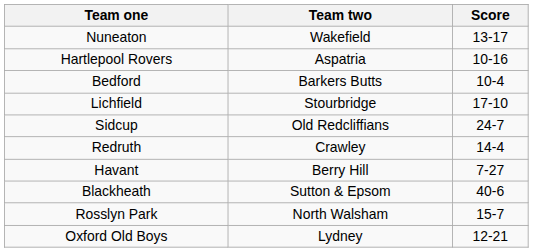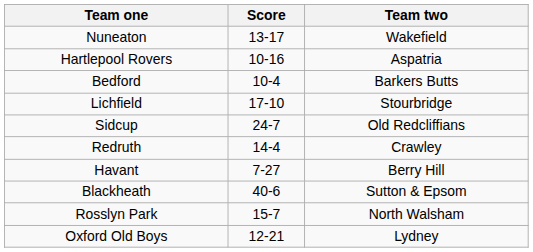columns swapped: (340, 15) <-> (490, 15)
